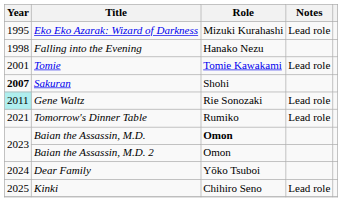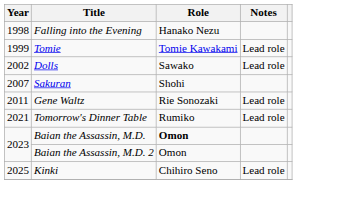- row: (116, 30)
(18, 65) 2001 -> (18, 48) 1999
+ row: (46, 65)
(18, 83) bold -> (18, 83) normal
(18, 100) paleturquoise background -> (18, 100) no background
- row: (62, 170)
